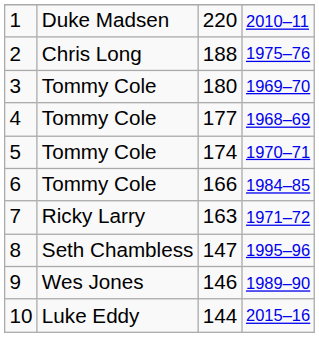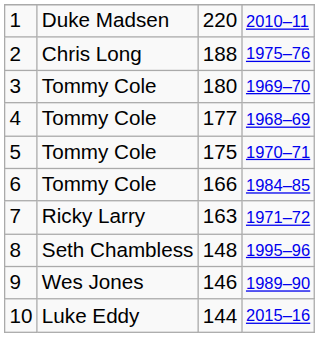(220, 151) 174 -> (220, 151) 175
(220, 250) 147 -> (220, 250) 148
